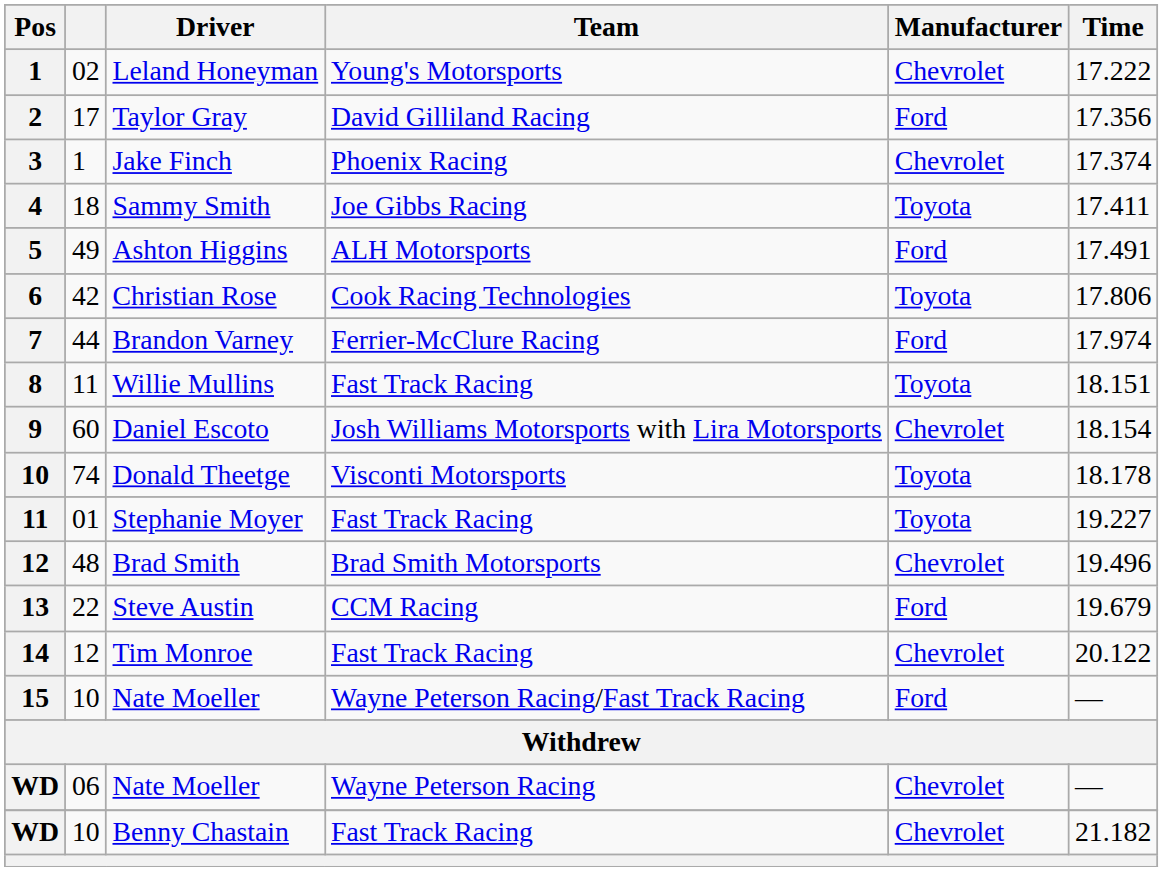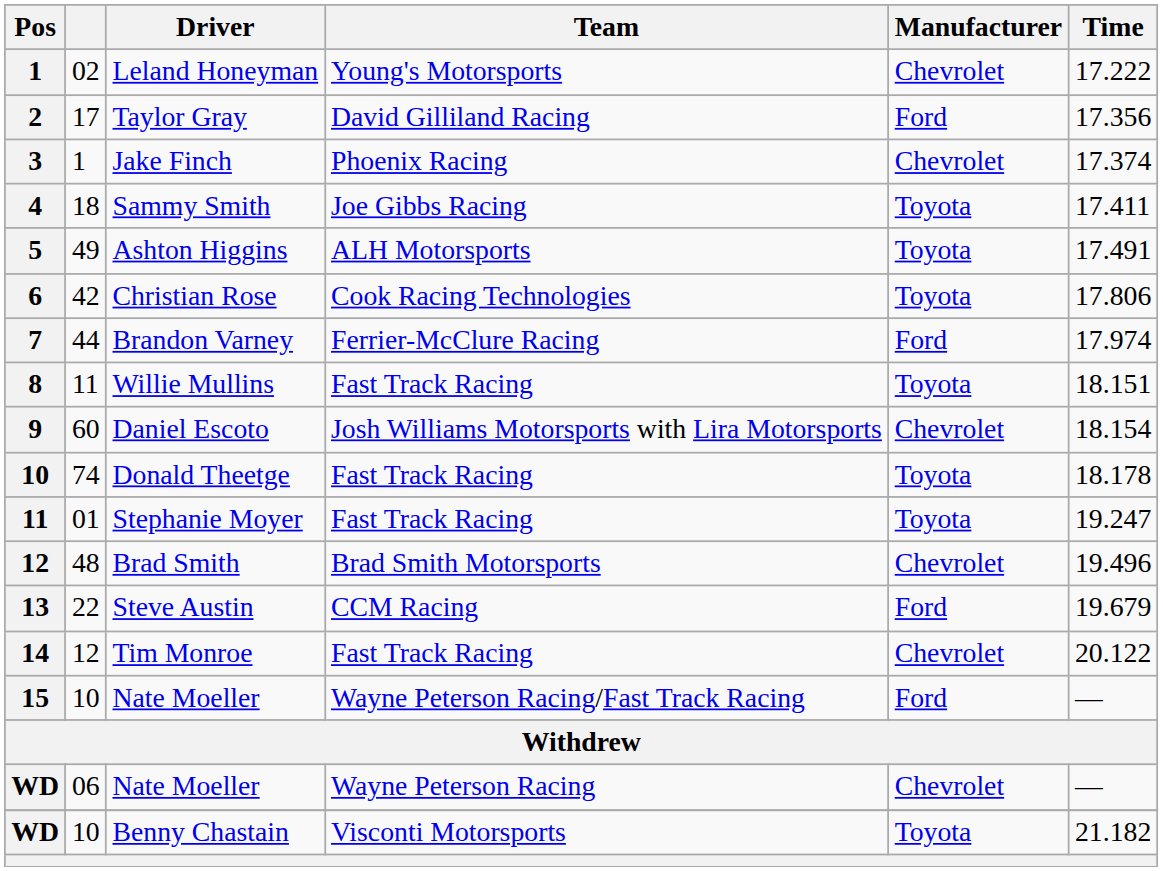(921, 249) Ford -> (933, 249) Toyota
(448, 473) Visconti Motorsports -> (432, 473) Fast Track Racing
(1113, 518) 19.227 -> (1113, 518) 19.247
(432, 830) Fast Track Racing -> (448, 830) Visconti Motorsports
(949, 830) Chevrolet -> (933, 830) Toyota
